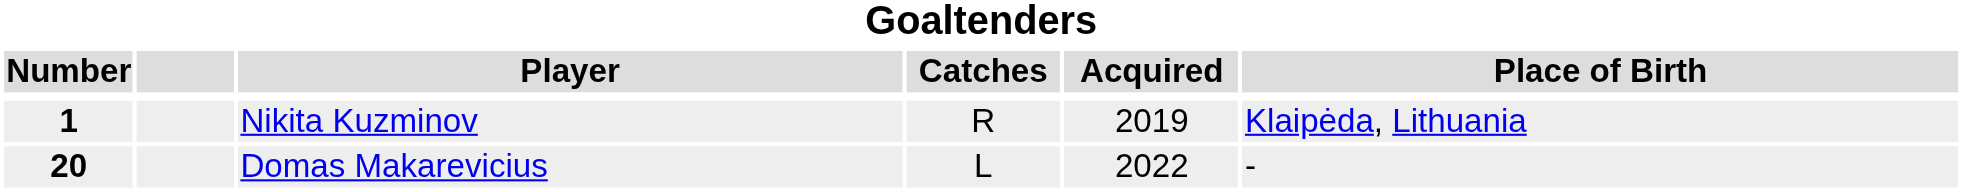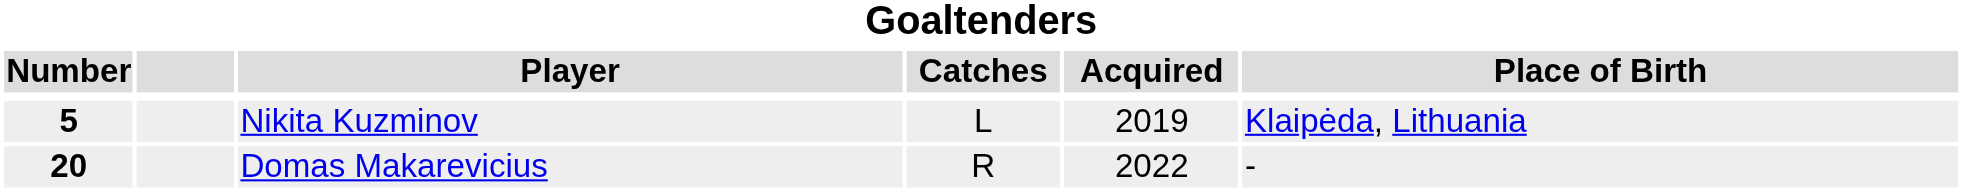(69, 120) 1 -> (69, 120) 5
(983, 120) R -> (983, 120) L
(983, 166) L -> (983, 166) R
